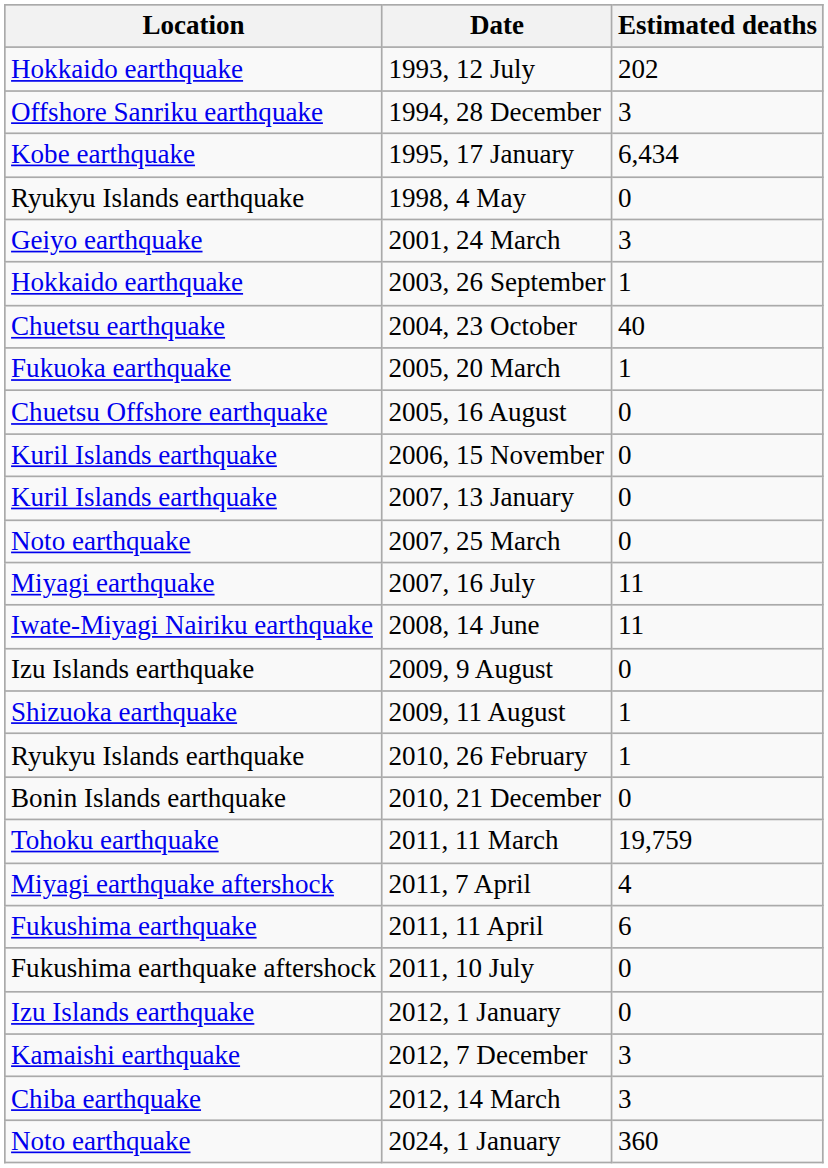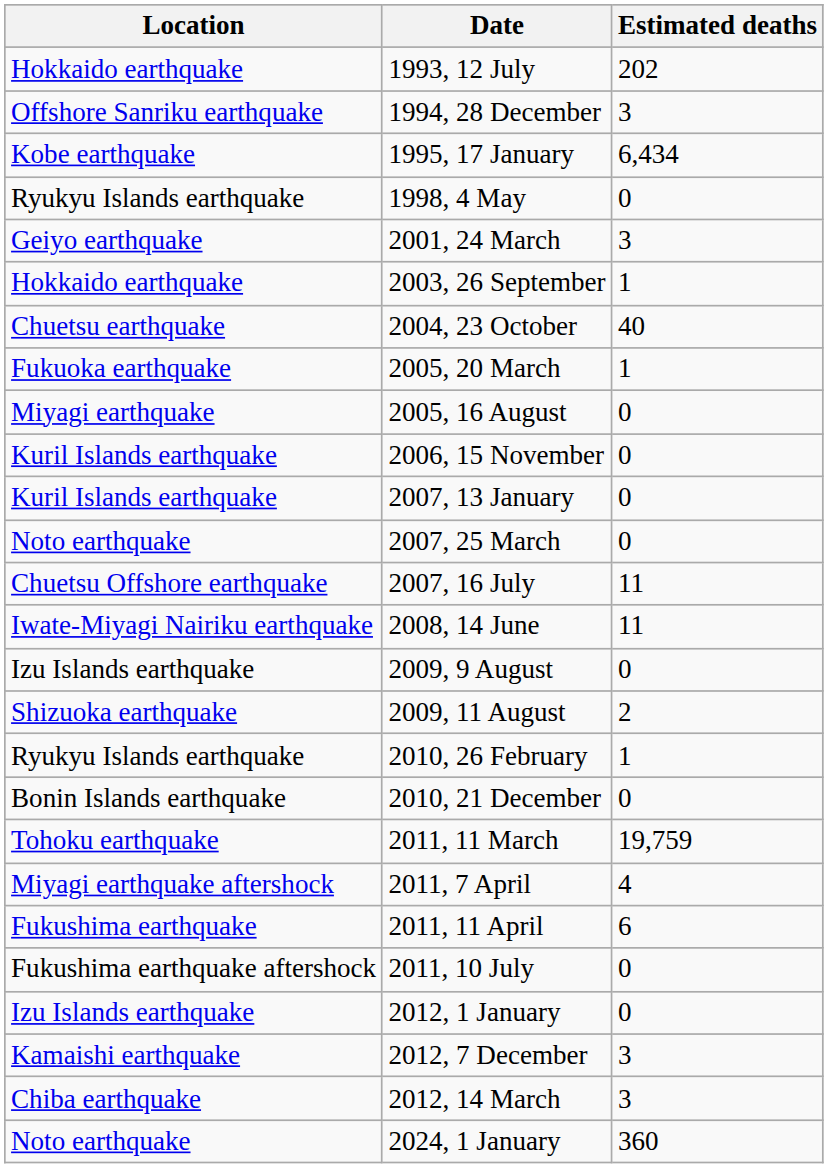(169, 411) Chuetsu Offshore earthquake -> (113, 411) Miyagi earthquake
(113, 583) Miyagi earthquake -> (169, 583) Chuetsu Offshore earthquake
(717, 712) 1 -> (717, 712) 2
